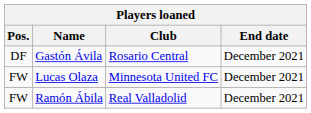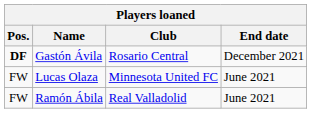(18, 56) normal -> (18, 56) bold
(264, 77) December 2021 -> (250, 77) June 2021
(264, 98) December 2021 -> (250, 98) June 2021
